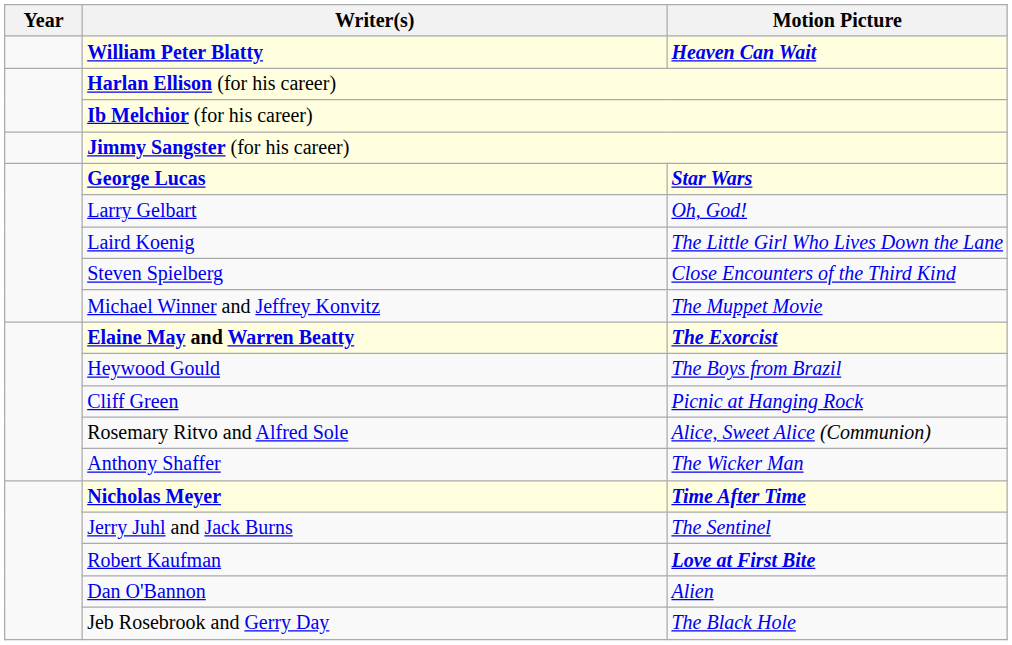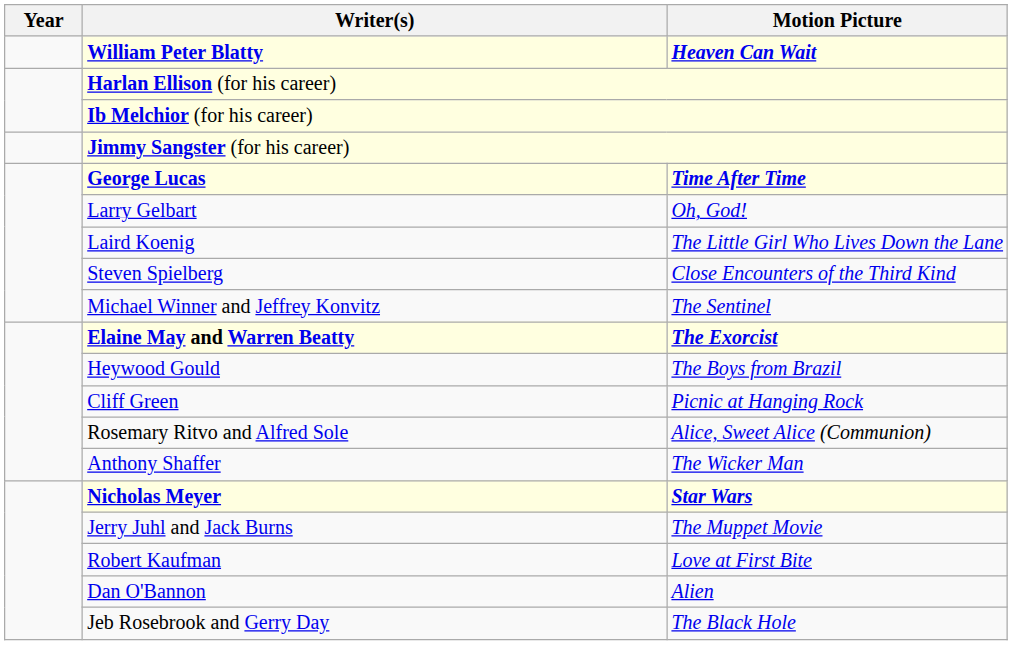(712, 178) Star Wars -> (739, 178) Time After Time
(747, 305) The Muppet Movie -> (721, 305) The Sentinel
(739, 496) Time After Time -> (712, 496) Star Wars
(721, 527) The Sentinel -> (747, 527) The Muppet Movie
(743, 559) bold -> (742, 559) normal
